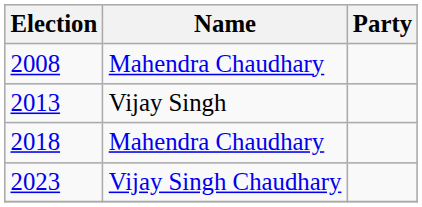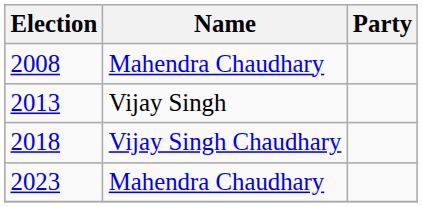(216, 142) Mahendra Chaudhary -> (225, 142) Vijay Singh Chaudhary
(225, 181) Vijay Singh Chaudhary -> (216, 181) Mahendra Chaudhary
